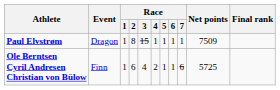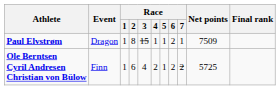(173, 41) 1 -> (173, 41) 2
(173, 67) 1 -> (173, 67) 2
(182, 67) 6 -> (182, 67) 2
